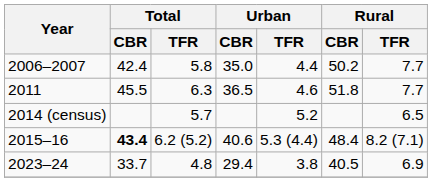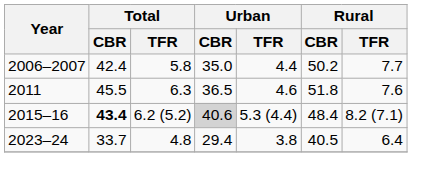(413, 90) 7.7 -> (392, 90) 7.6
- row: (57, 115)
(238, 139) no background -> (217, 115) lightgrey background
(413, 164) 6.9 -> (392, 139) 6.4
